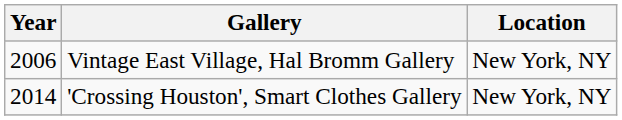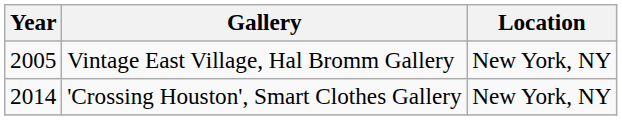(33, 59) 2006 -> (33, 59) 2005
